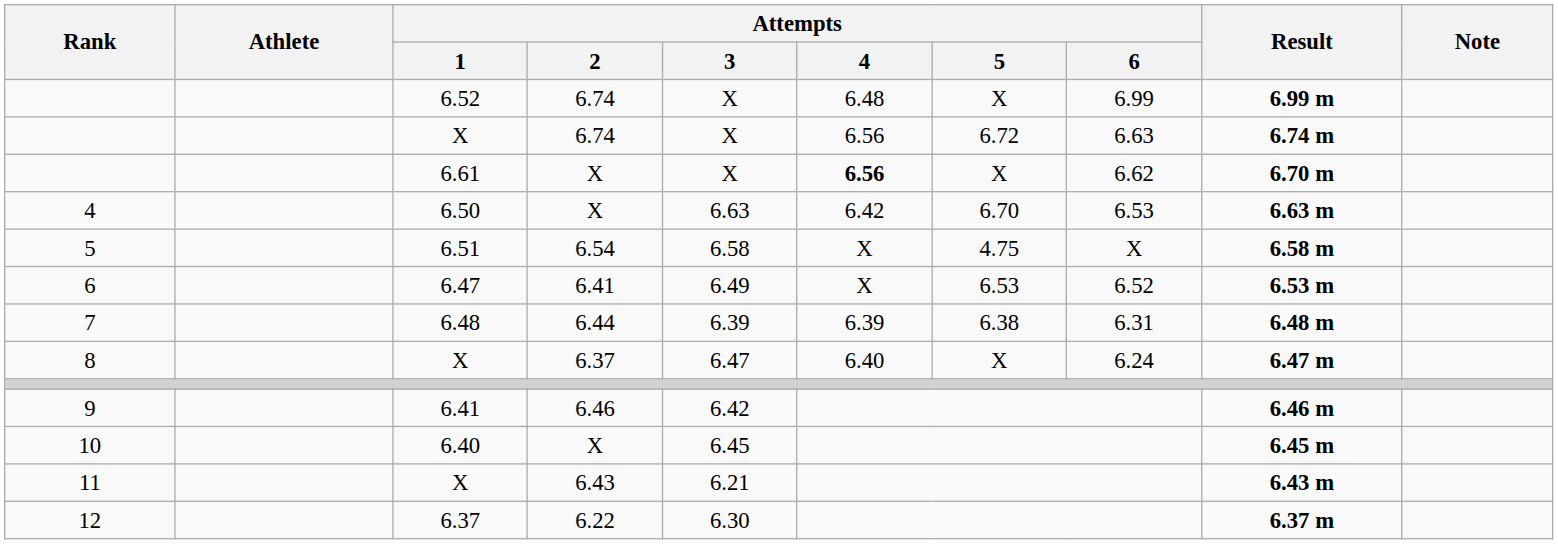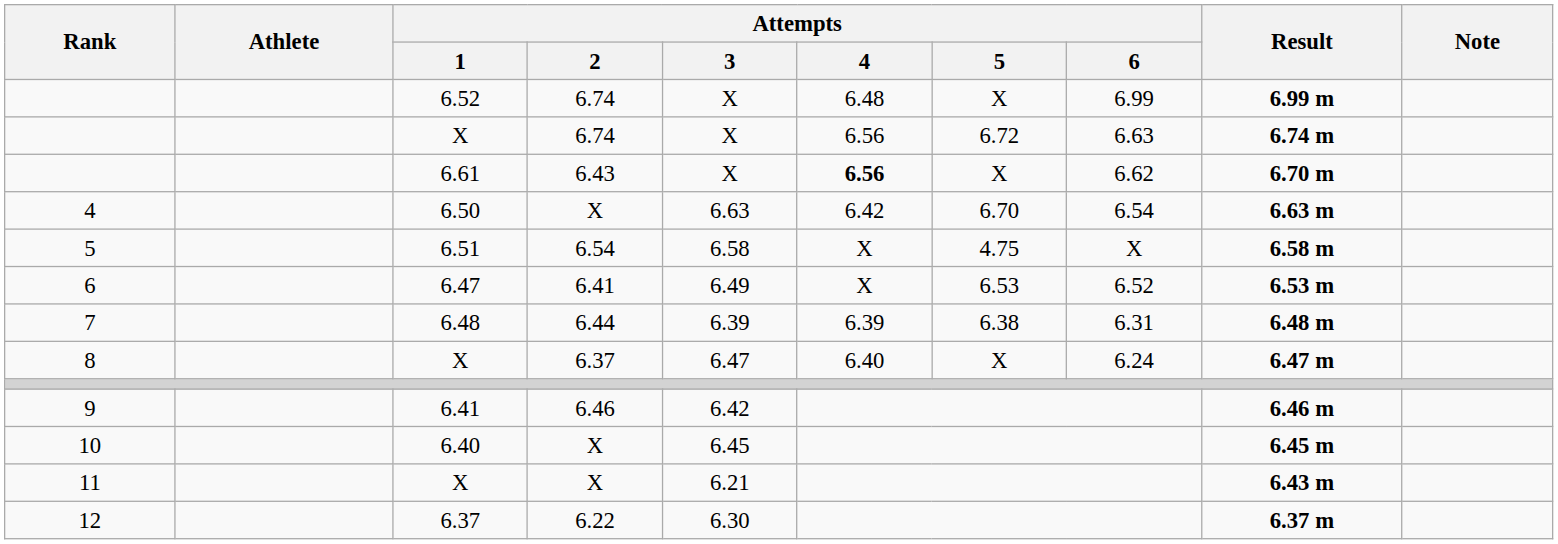(595, 172) X -> (595, 172) 6.43
(1134, 210) 6.53 -> (1134, 210) 6.54
(595, 482) 6.43 -> (595, 482) X
